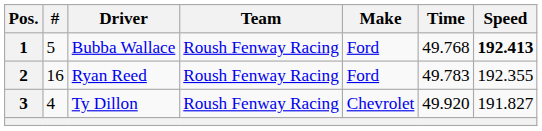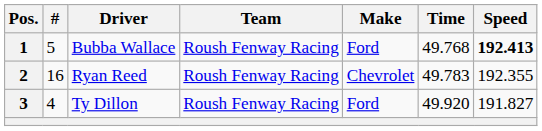(363, 75) Ford -> (381, 75) Chevrolet
(381, 103) Chevrolet -> (363, 103) Ford
